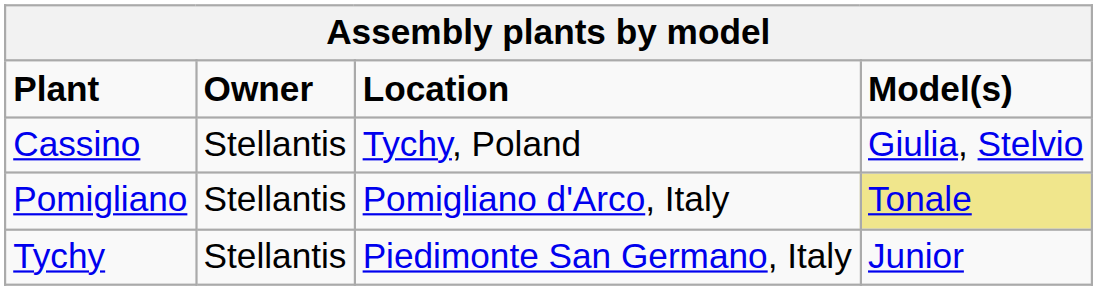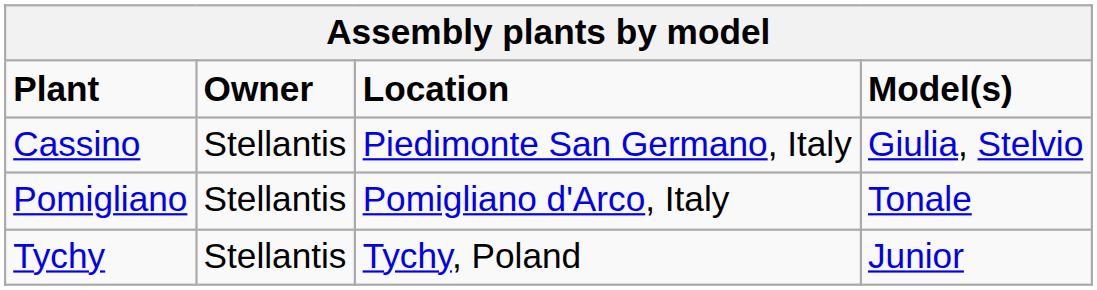(472, 144) Tychy, Poland -> (607, 144) Piedimonte San Germano, Italy
(920, 200) khaki background -> (920, 200) no background
(607, 255) Piedimonte San Germano, Italy -> (472, 255) Tychy, Poland
